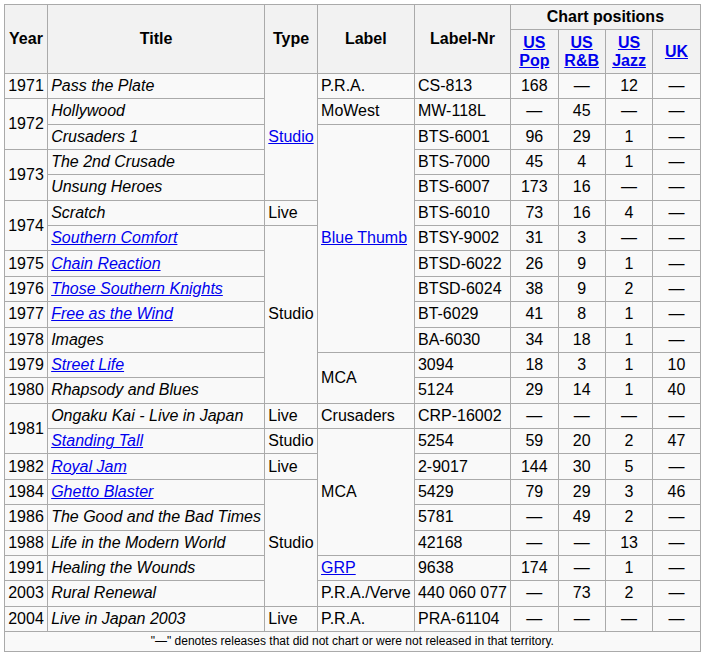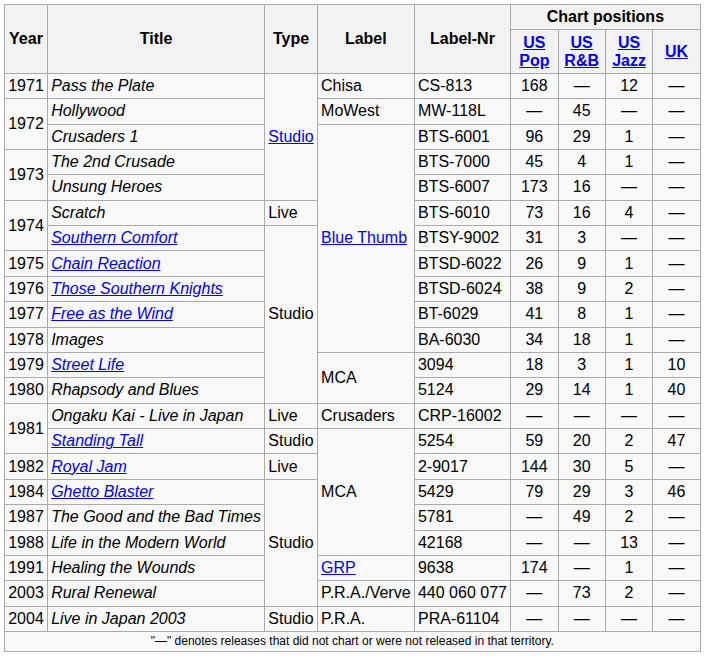(343, 85) P.R.A. -> (342, 85) Chisa
(26, 517) 1986 -> (26, 517) 1987
(283, 618) Live -> (291, 618) Studio
